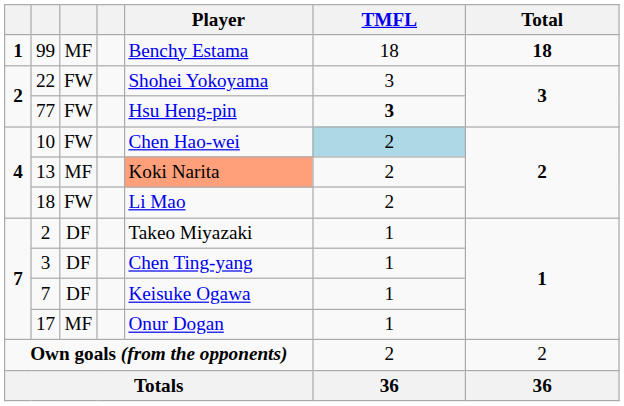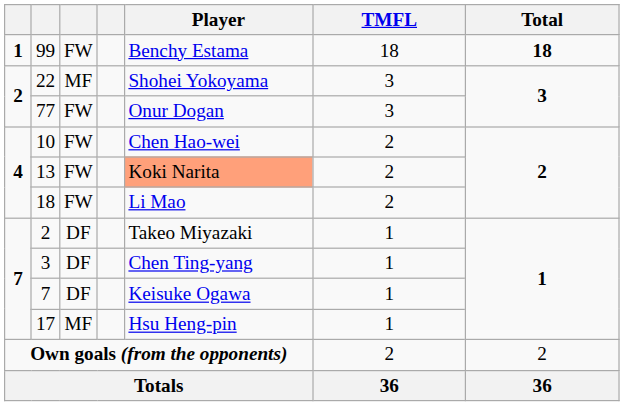(78, 50) MF -> (78, 50) FW
(78, 80) FW -> (78, 80) MF
(183, 111) Hsu Heng-pin -> (176, 111) Onur Dogan
(389, 111) bold -> (389, 111) normal
(389, 141) lightblue background -> (389, 141) no background
(78, 171) MF -> (78, 171) FW
(176, 324) Onur Dogan -> (183, 324) Hsu Heng-pin
